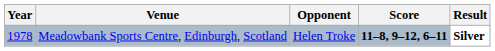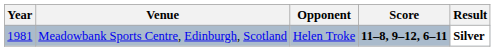(20, 35) 1978 -> (20, 35) 1981
